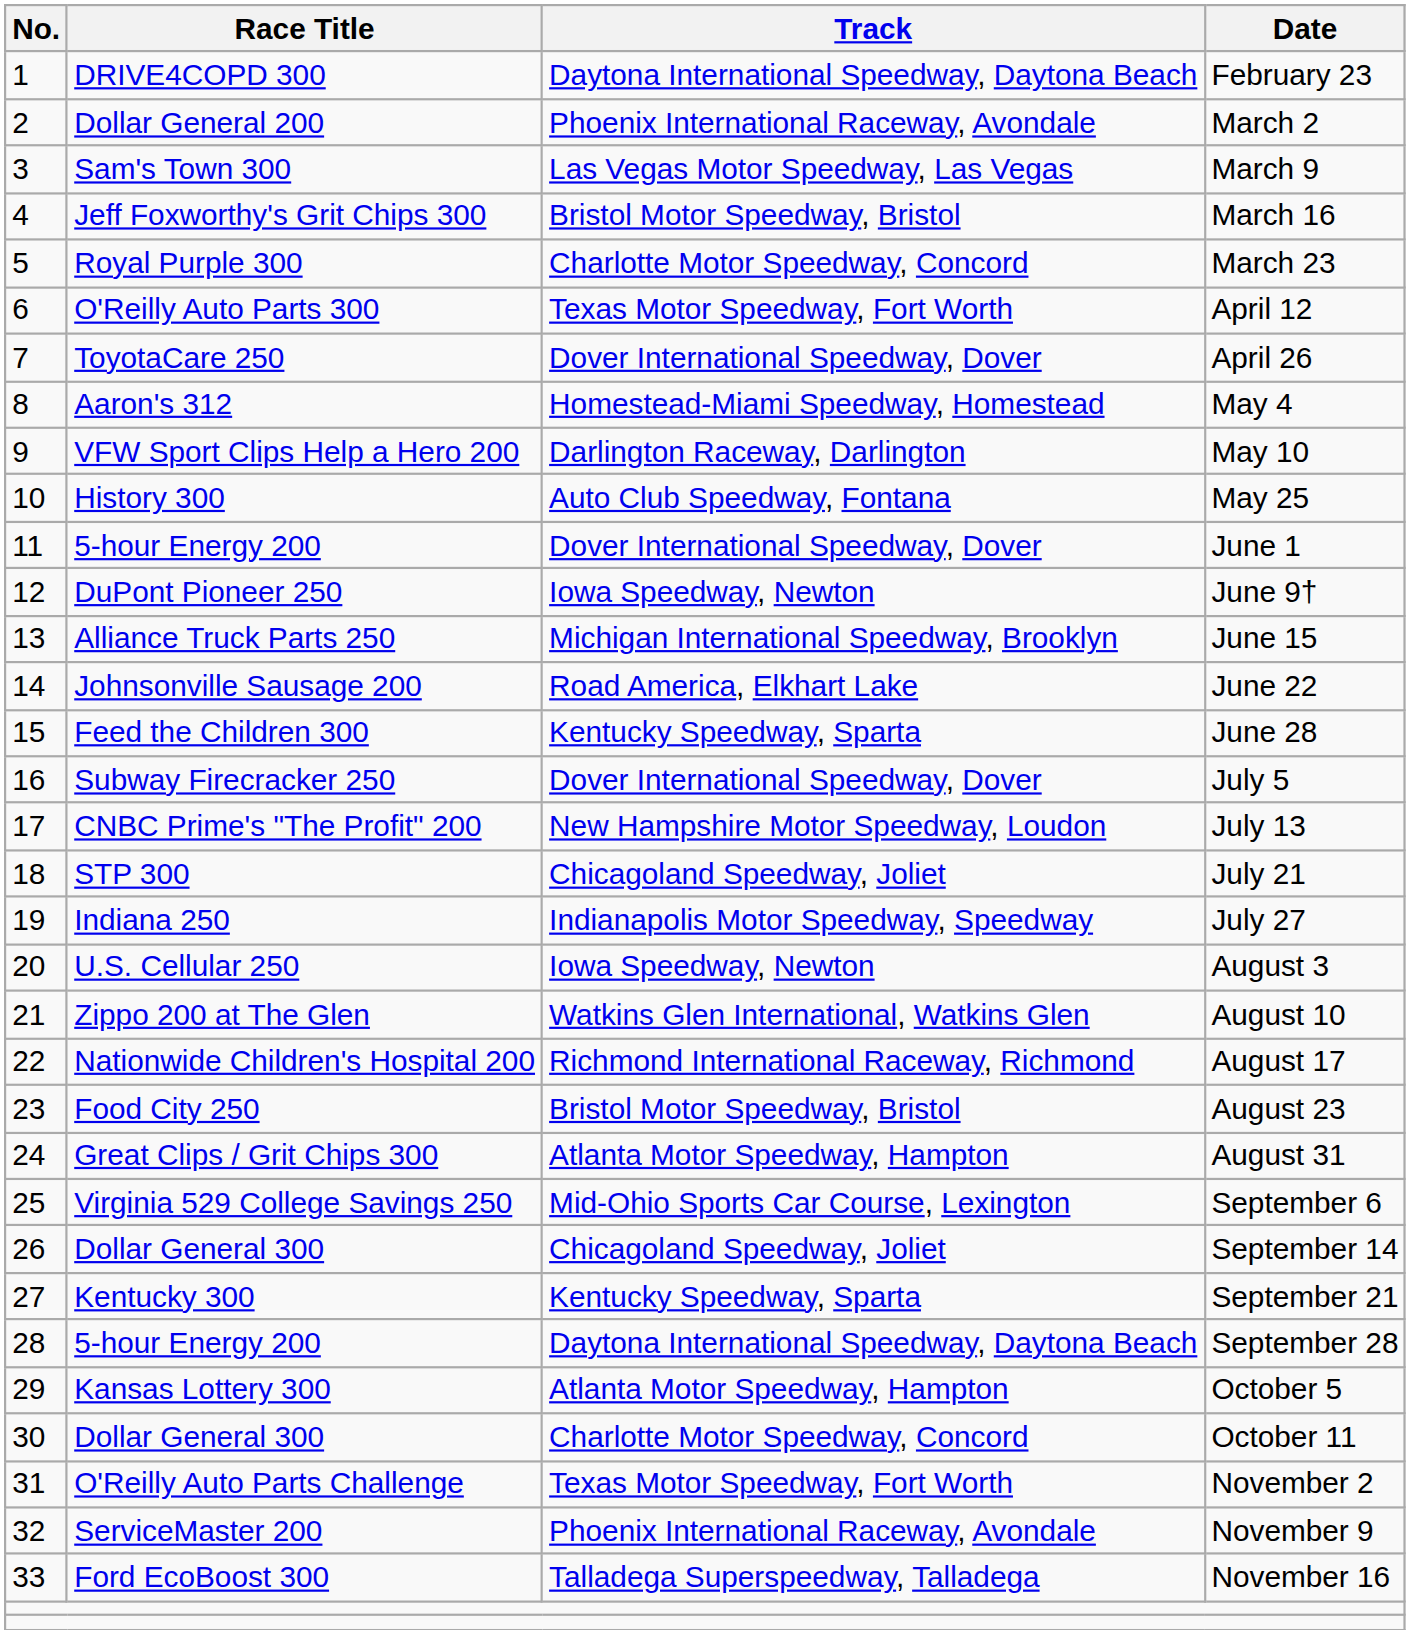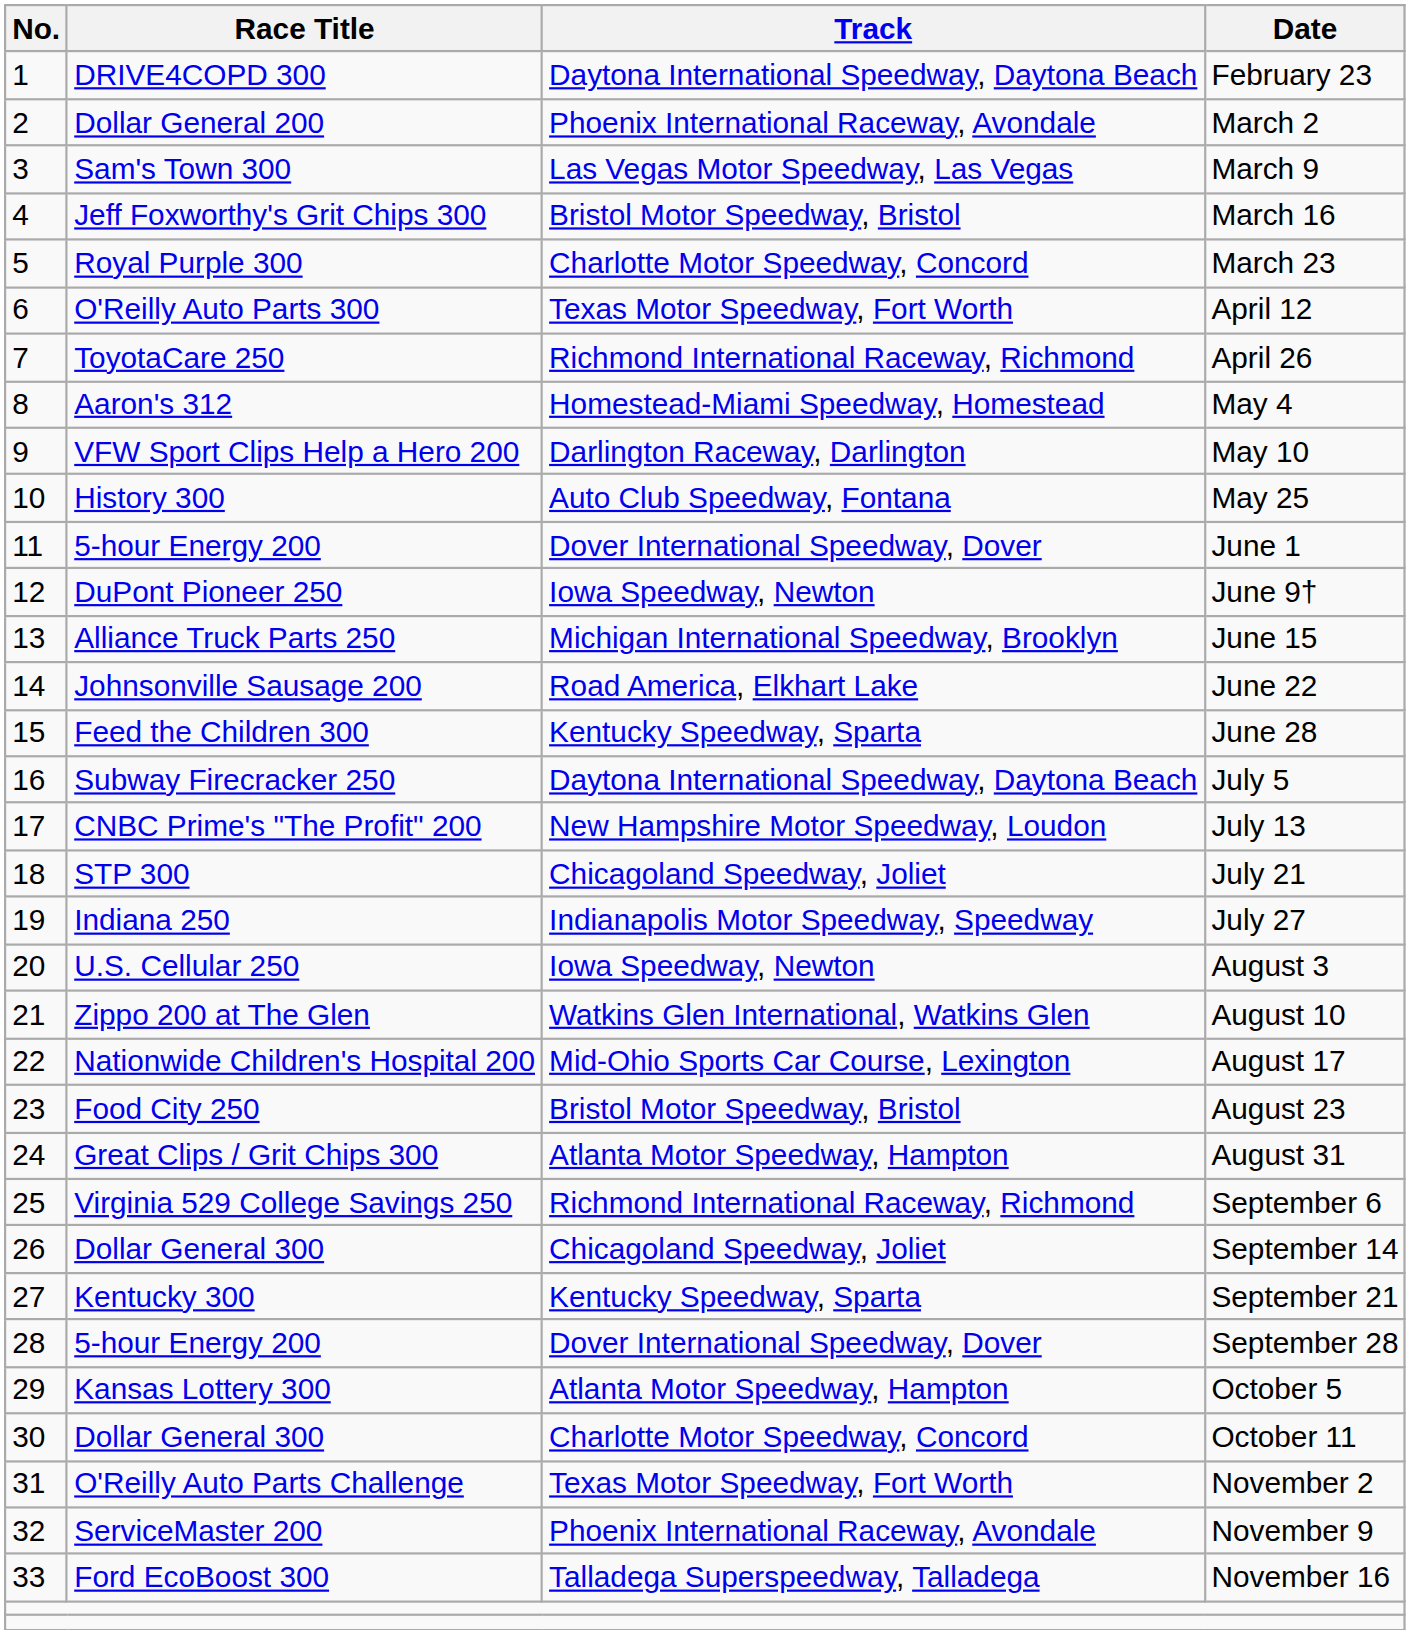(795, 357) Dover International Speedway, Dover -> (842, 357) Richmond International Raceway, Richmond
(795, 779) Dover International Speedway, Dover -> (873, 779) Daytona International Speedway, Daytona Beach
(842, 1061) Richmond International Raceway, Richmond -> (810, 1061) Mid-Ohio Sports Car Course, Lexington
(810, 1202) Mid-Ohio Sports Car Course, Lexington -> (842, 1202) Richmond International Raceway, Richmond
(873, 1343) Daytona International Speedway, Daytona Beach -> (795, 1343) Dover International Speedway, Dover
